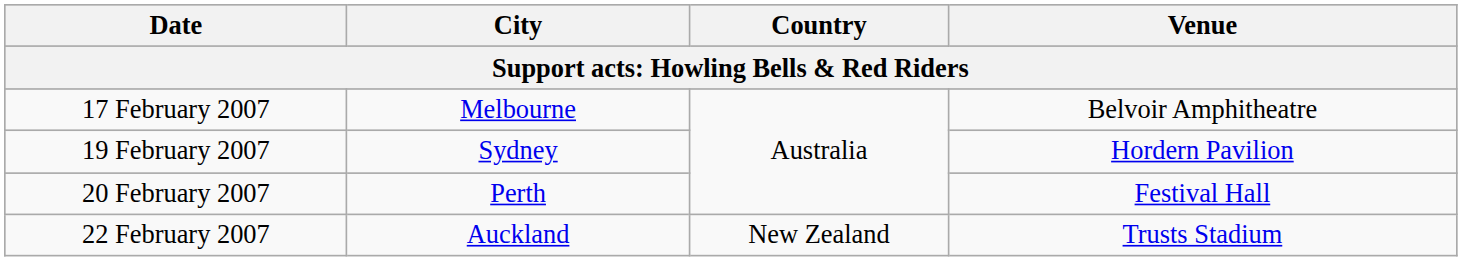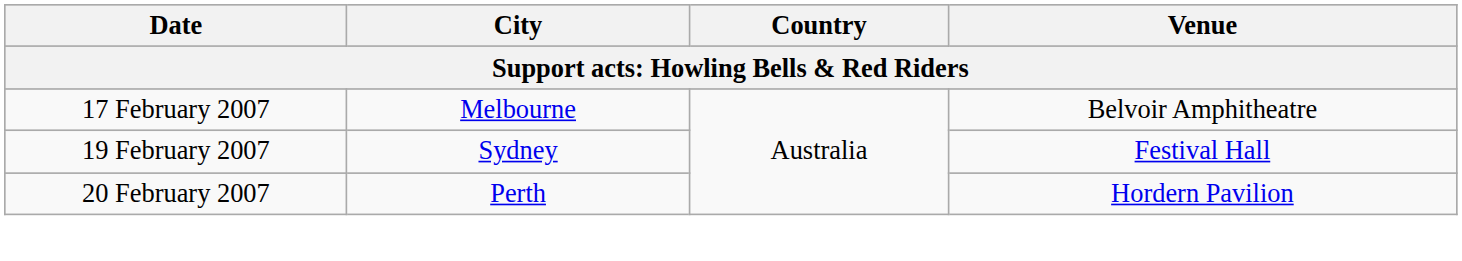(1202, 151) Hordern Pavilion -> (1202, 151) Festival Hall
(1202, 192) Festival Hall -> (1202, 192) Hordern Pavilion
- row: (176, 234)
